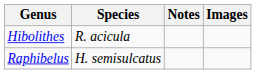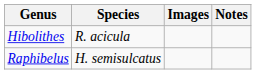columns swapped: (184, 15) <-> (227, 15)
